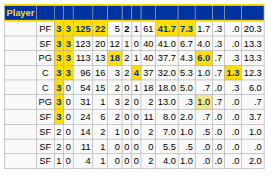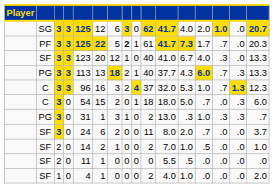+ row: (45, 29)
(218, 29) .3 -> (224, 44) .7
(127, 102) 2 -> (127, 117) 1
(204, 102) khaki background -> (204, 117) no background
(218, 102) .7 -> (224, 117) .3
(236, 102) .0 -> (241, 117) .3
